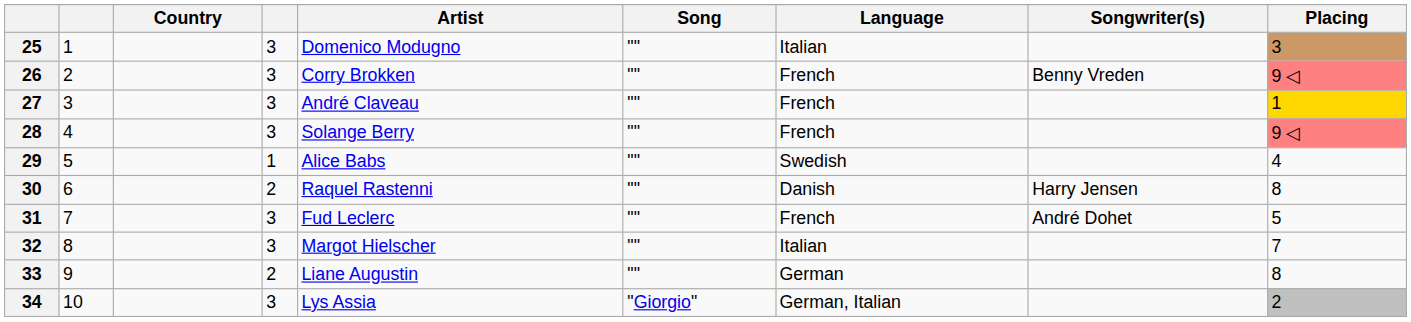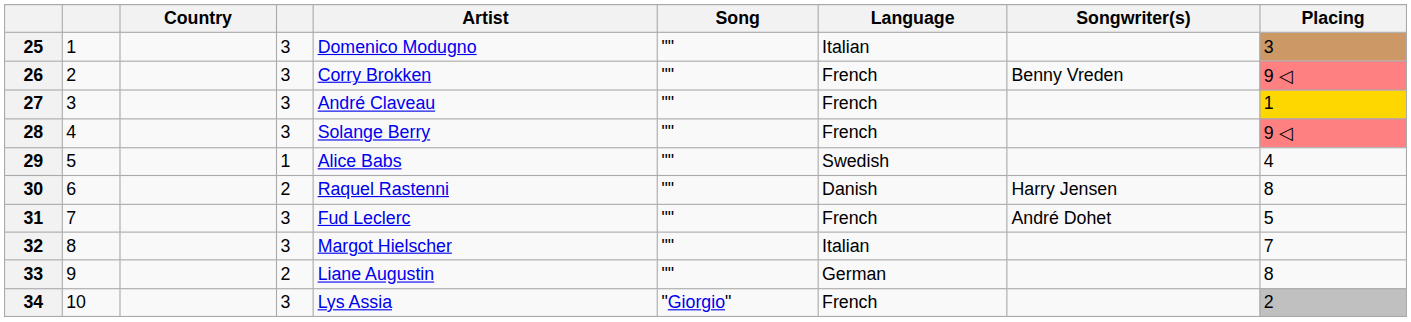(840, 302) German, Italian -> (850, 302) French
